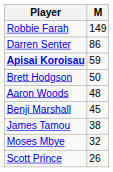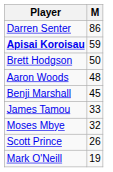- row: (38, 28)
(95, 126) 38 -> (95, 110) 33
+ row: (34, 158)
